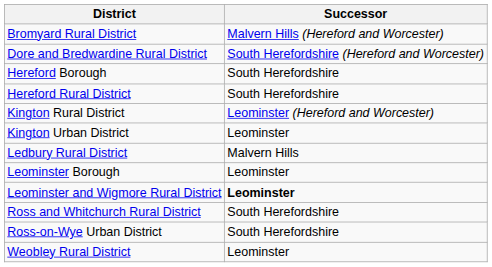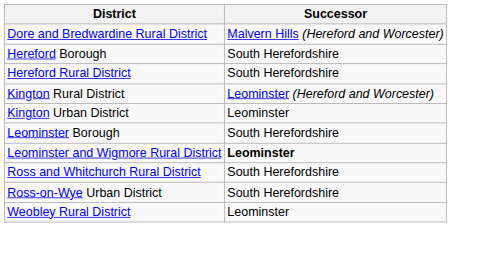- row: (72, 34)
(356, 53) South Herefordshire (Hereford and Worcester) -> (336, 34) Malvern Hills (Hereford and Worcester)
- row: (67, 152)
(258, 172) Leominster -> (283, 133) South Herefordshire
